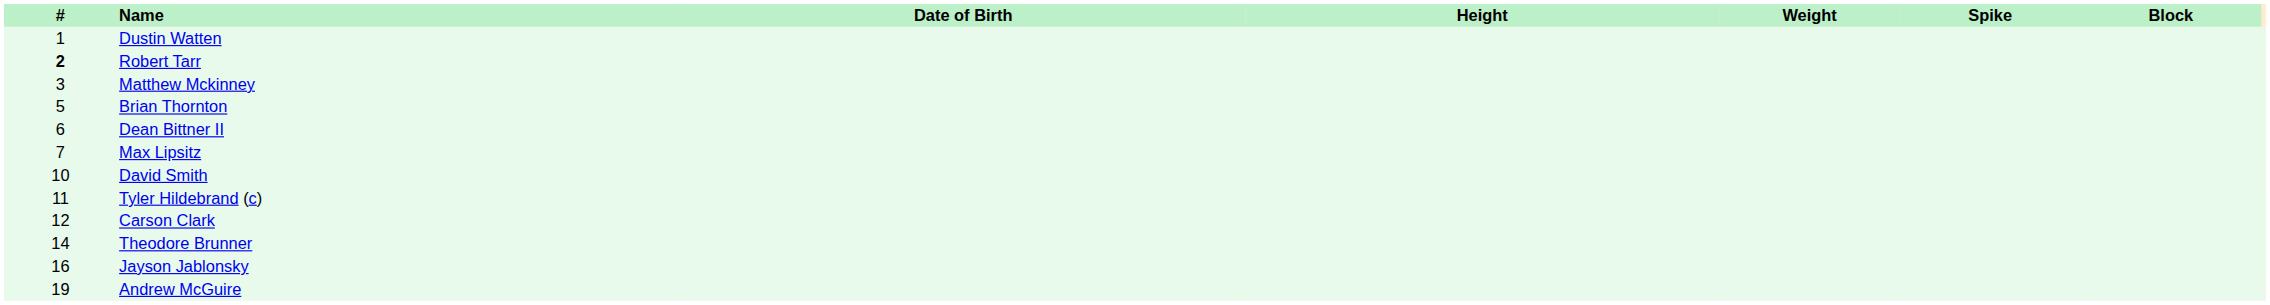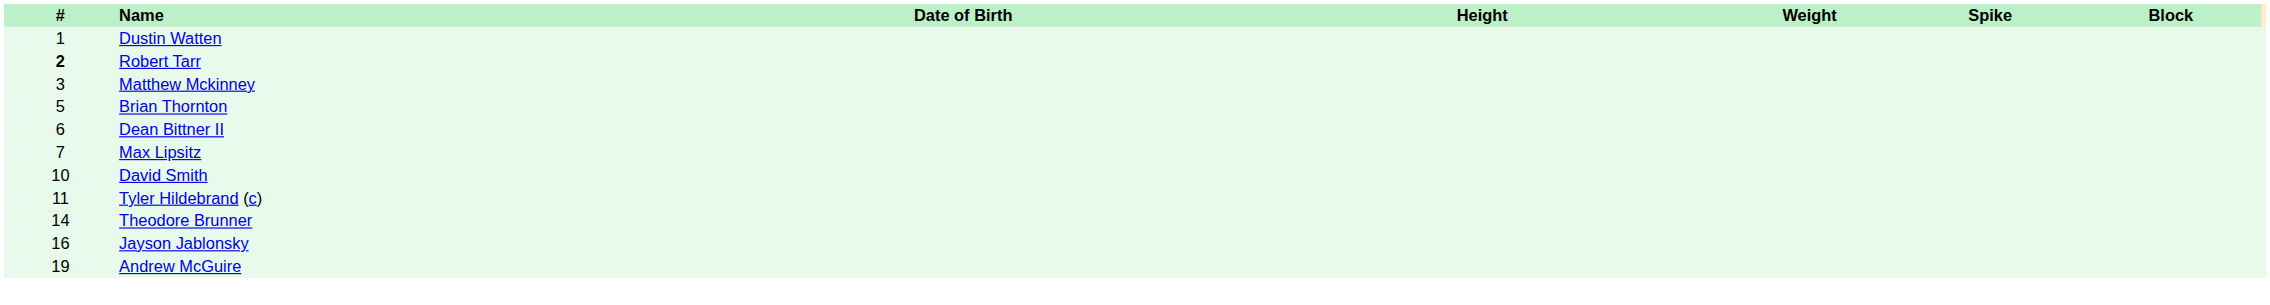- row: (167, 221)
